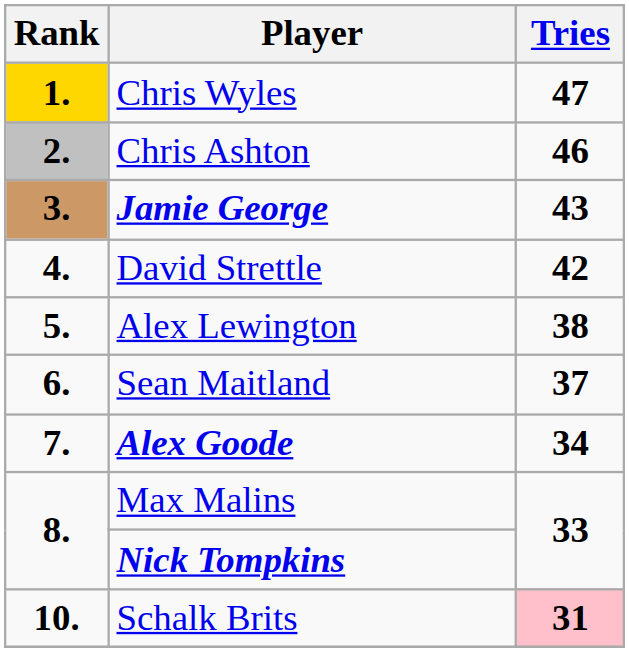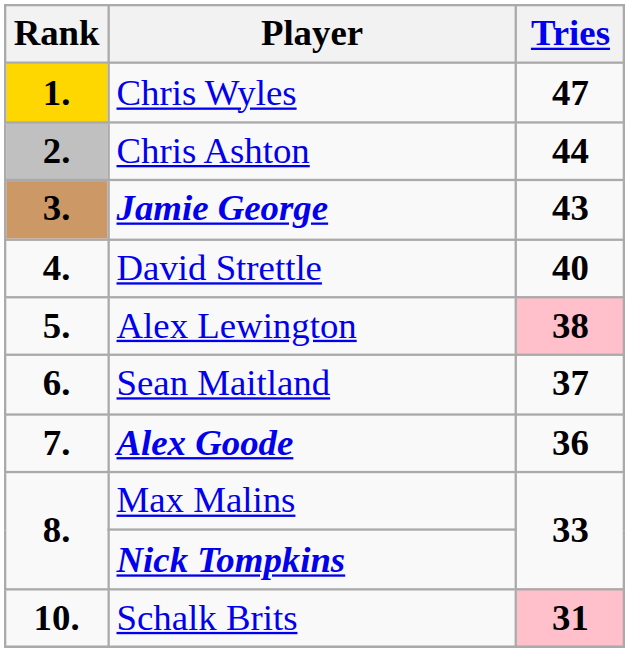(570, 150) 46 -> (570, 150) 44
(570, 267) 42 -> (570, 267) 40
(570, 325) no background -> (570, 325) pink background
(570, 442) 34 -> (570, 442) 36
